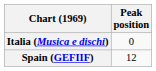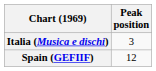(131, 41) 0 -> (131, 41) 3
